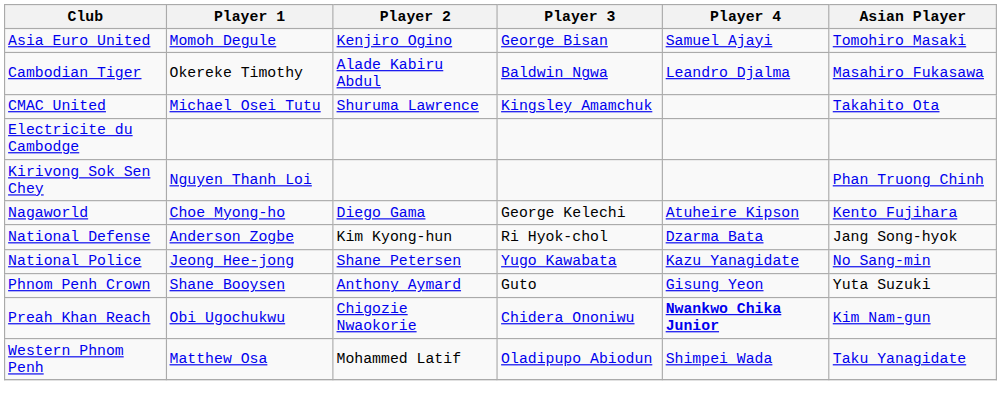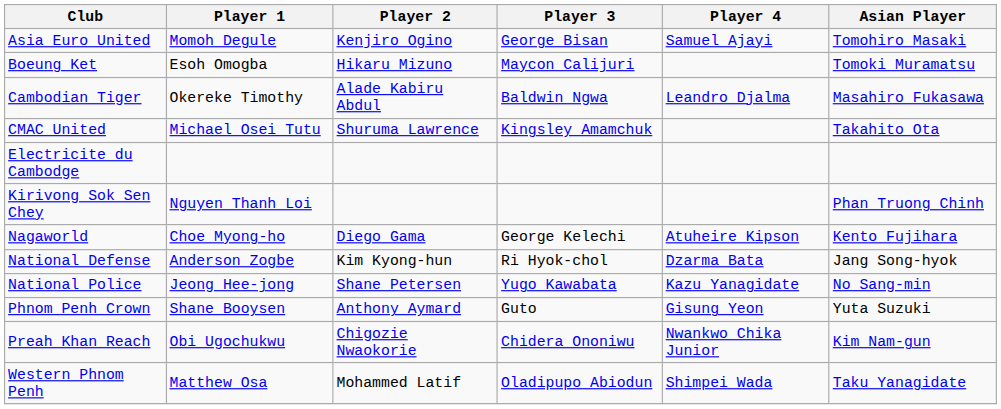+ row: (53, 65)
(723, 318) bold -> (723, 342) normal
